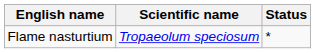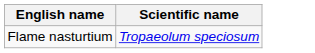- column: (286, 15)
